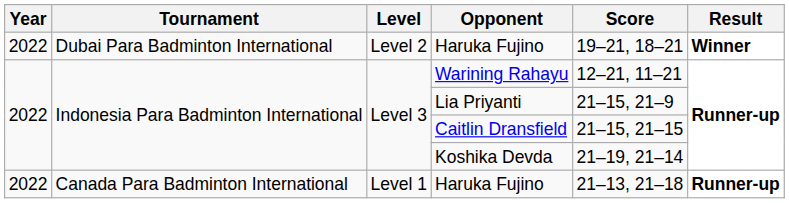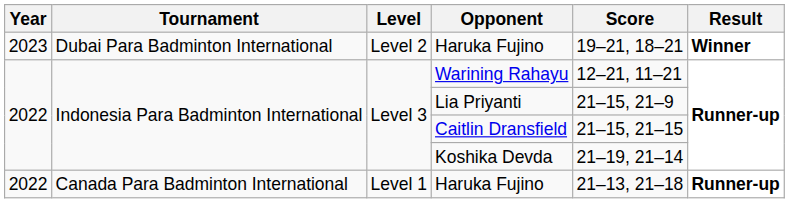(28, 46) 2022 -> (28, 46) 2023
